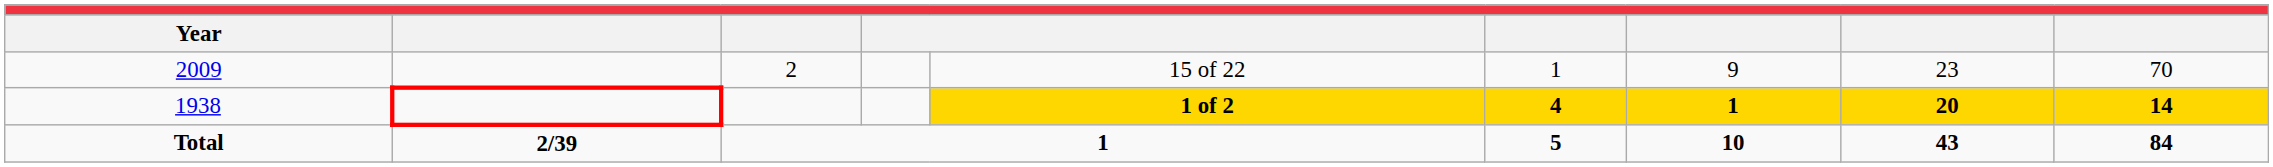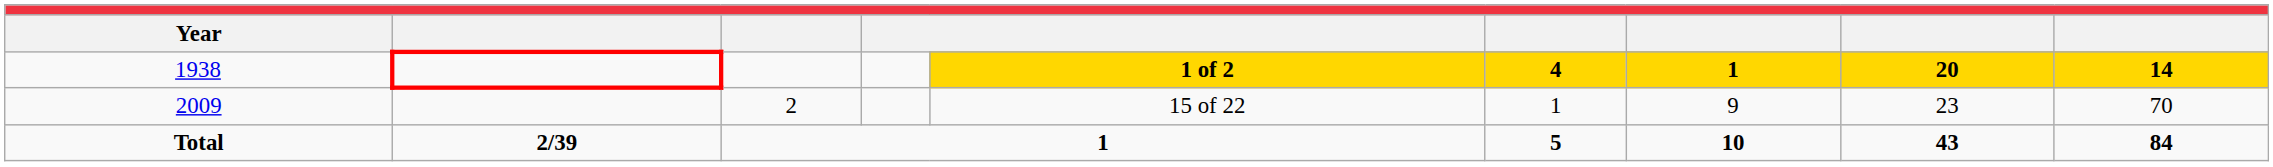rows swapped: (198, 105) <-> (199, 69)
